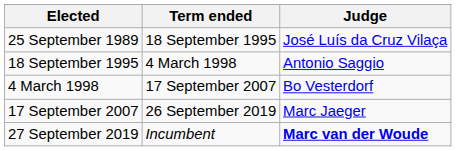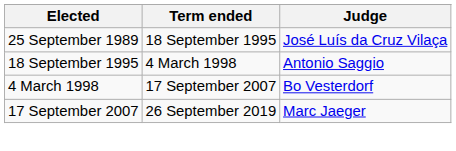- row: (73, 134)
